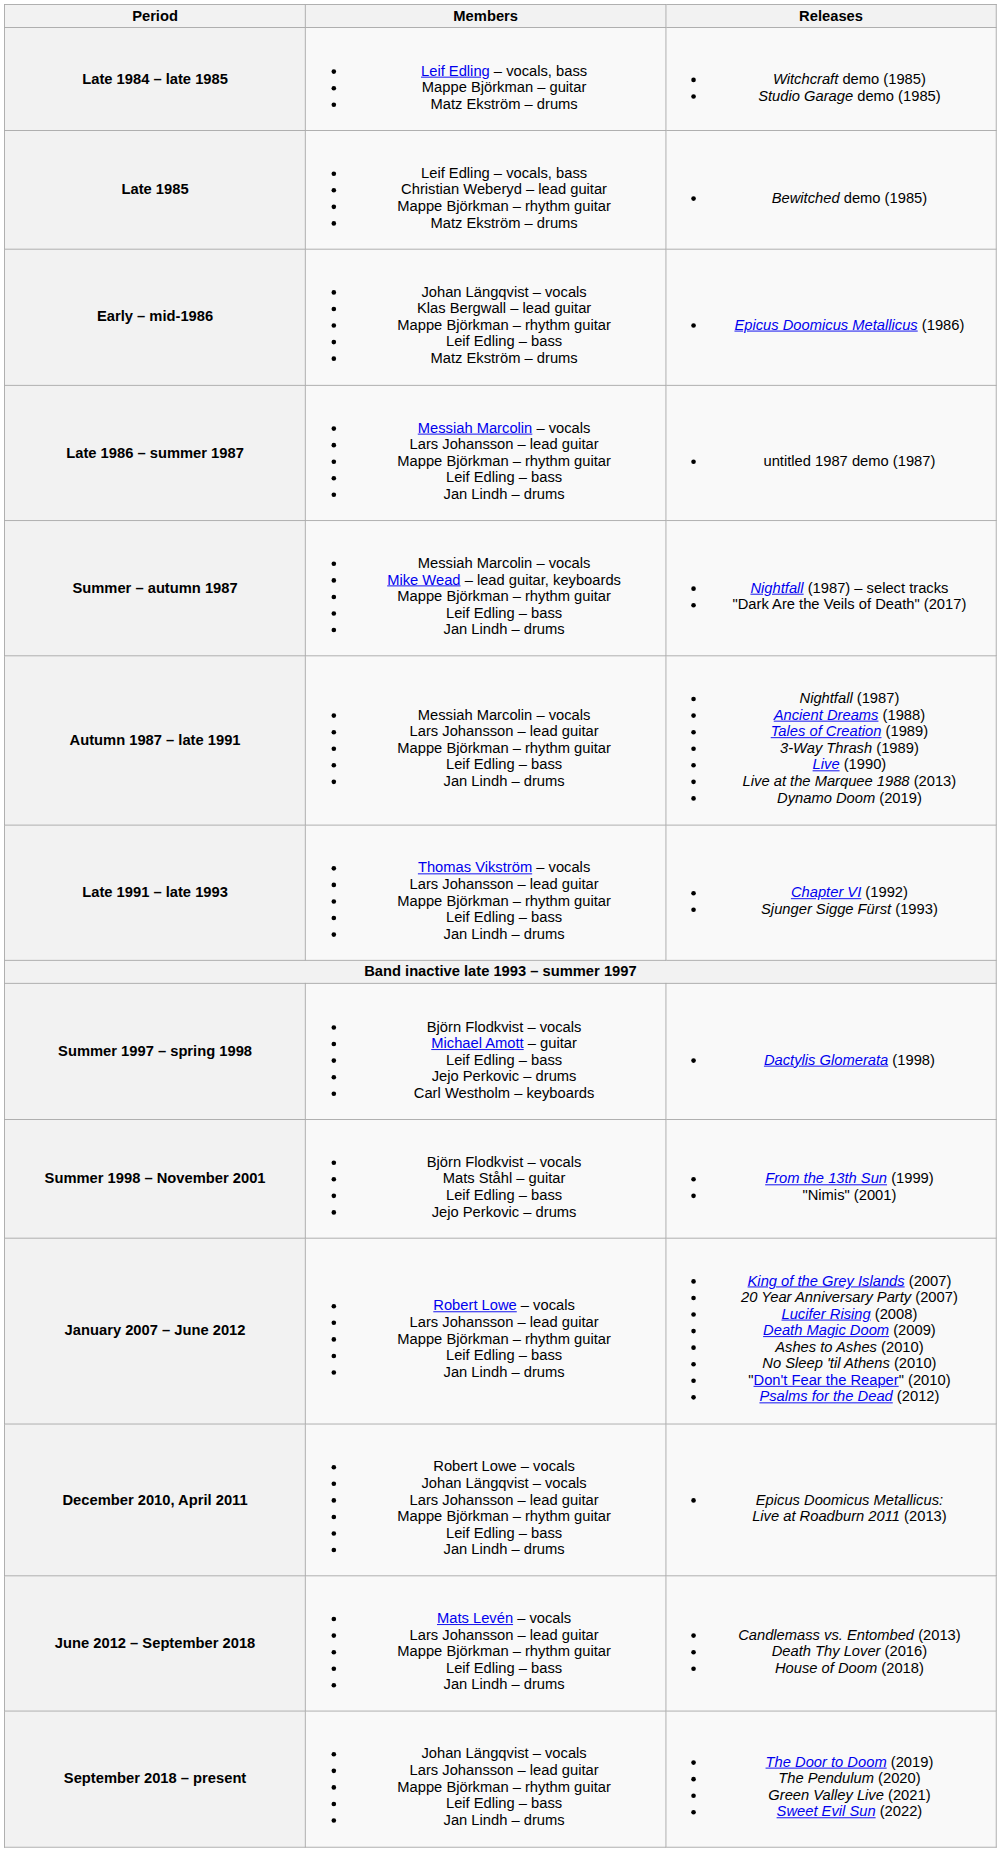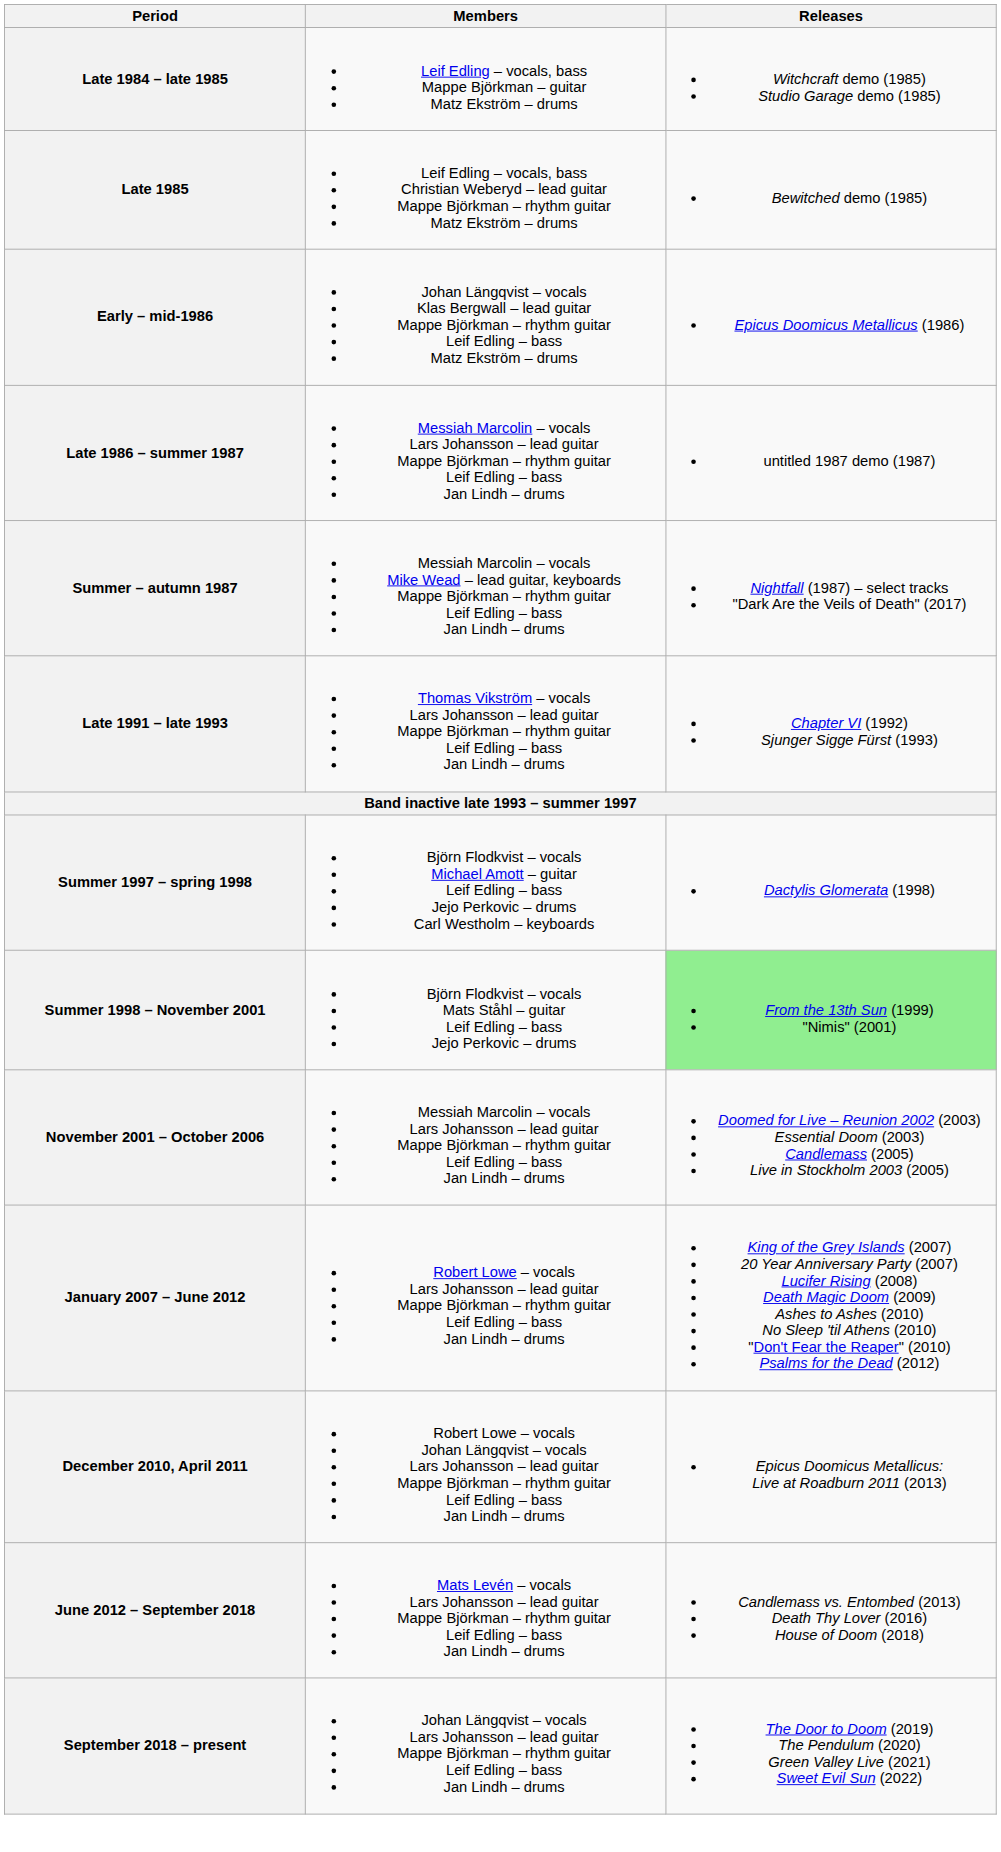- row: (155, 740)
(831, 1187) no background -> (831, 1018) lightgreen background
+ row: (155, 1137)
